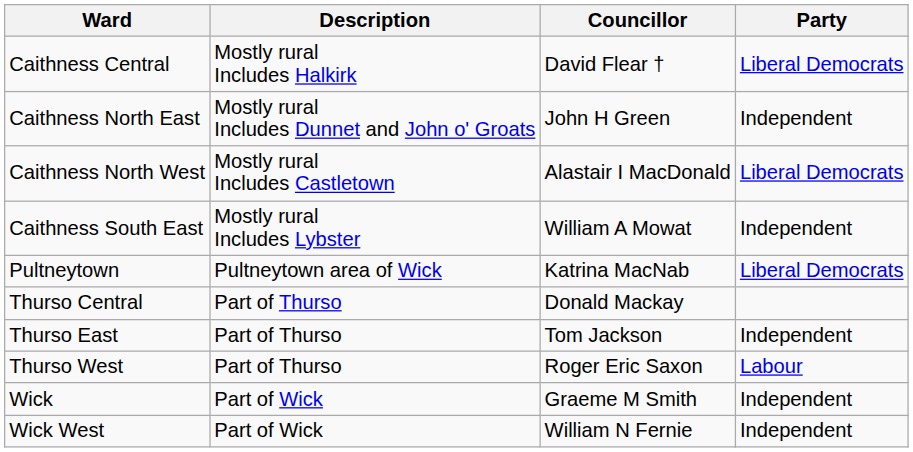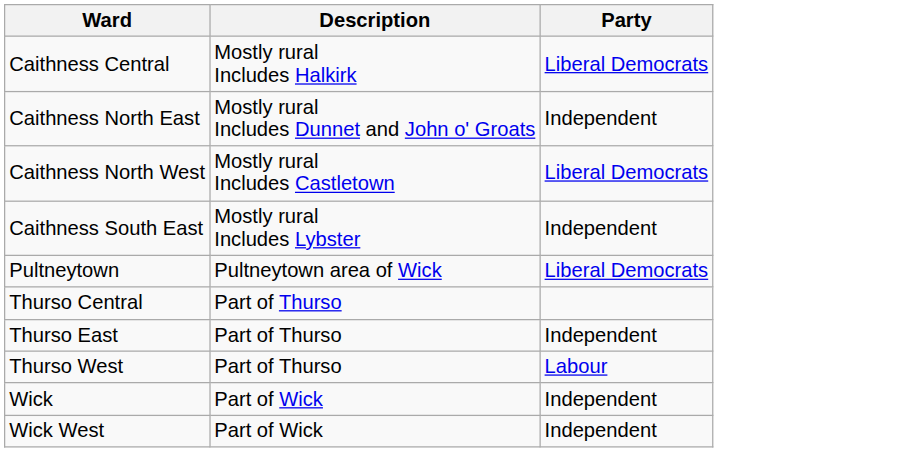- column: (638, 20)
